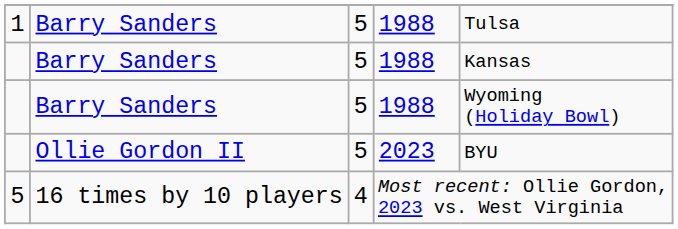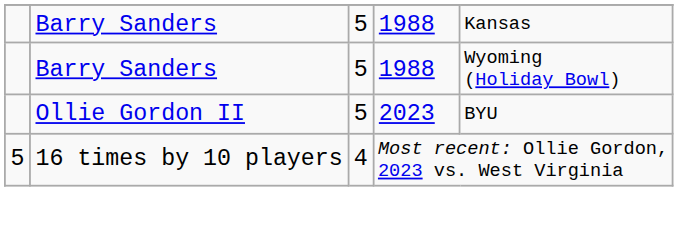- row: (17, 24)
